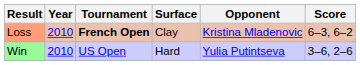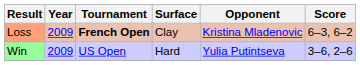(60, 33) 2010 -> (60, 33) 2009
(60, 51) 2010 -> (60, 51) 2009
